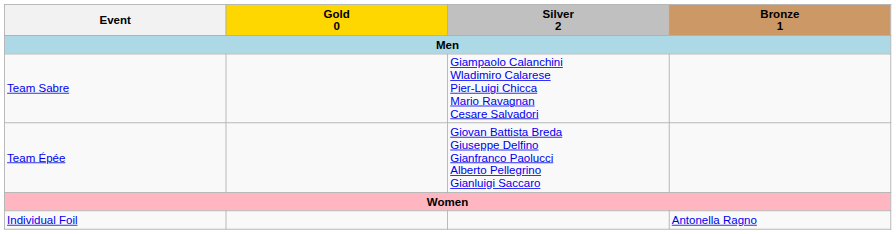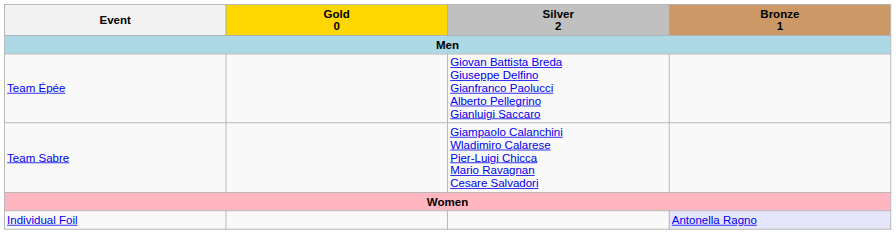rows swapped: (36, 158) <-> (38, 89)
(714, 220) no background -> (714, 220) lavender background
